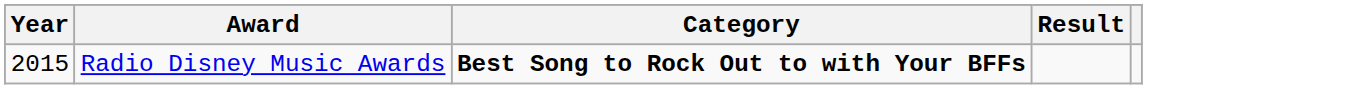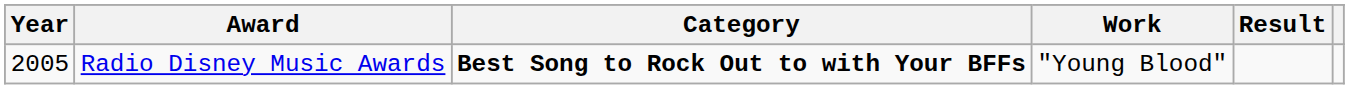+ column: (1132, 25)
(40, 64) 2015 -> (40, 64) 2005
